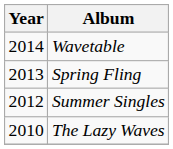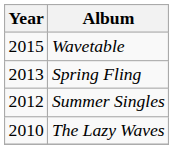(26, 46) 2014 -> (26, 46) 2015
